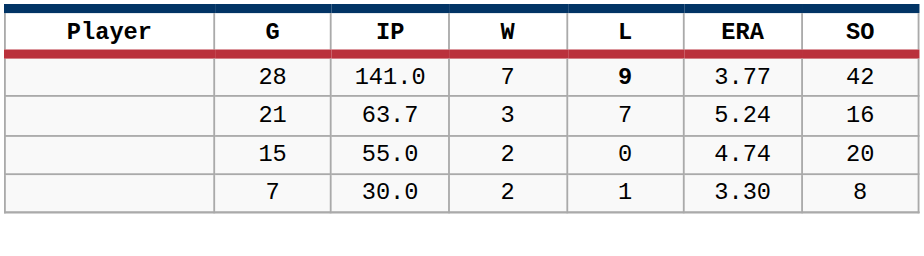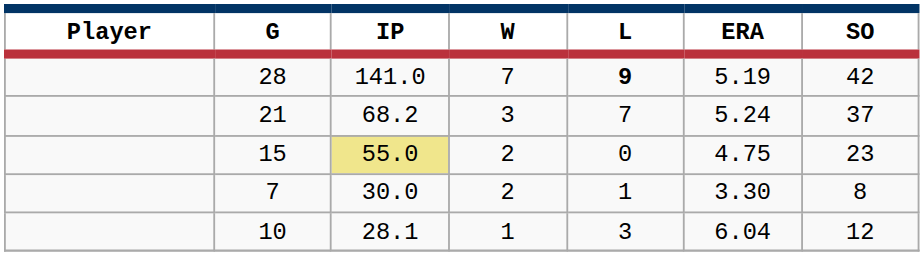(743, 77) 3.77 -> (743, 77) 5.19
(390, 116) 63.7 -> (390, 116) 68.2
(860, 116) 16 -> (860, 116) 37
(390, 154) no background -> (390, 154) khaki background
(743, 154) 4.74 -> (743, 154) 4.75
(860, 154) 20 -> (860, 154) 23
+ row: (273, 232)
